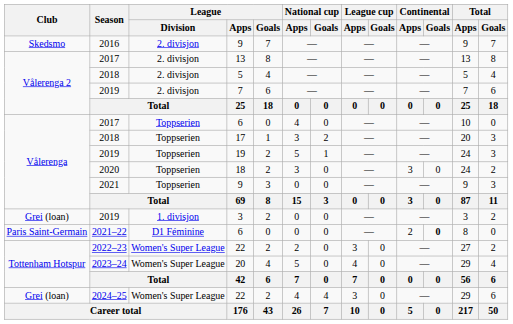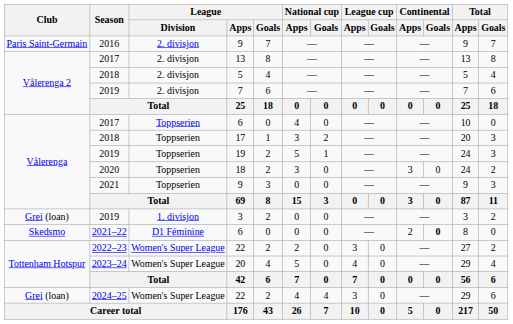(47, 43) Skedsmo -> (47, 43) Paris Saint-Germain
(47, 232) Paris Saint-Germain -> (47, 232) Skedsmo
